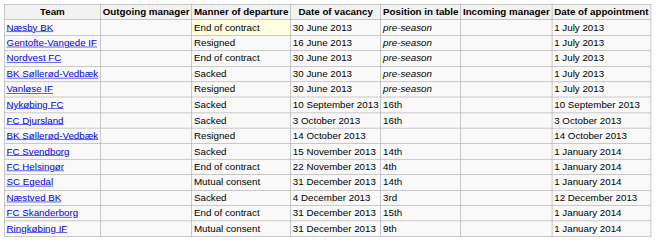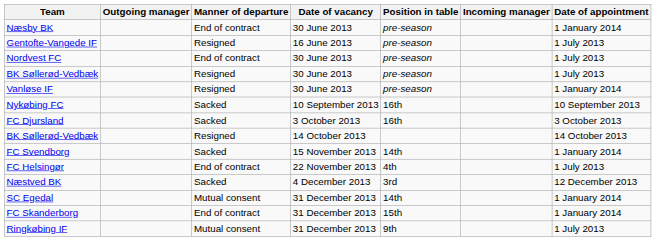(227, 27) lightyellow background -> (227, 27) no background
(579, 27) 1 July 2013 -> (588, 27) 1 January 2014
(210, 74) Sacked -> (215, 74) Resigned
(579, 89) 1 July 2013 -> (588, 89) 1 January 2014
(588, 167) 1 January 2014 -> (579, 167) 1 July 2013
rows swapped: (34, 197) <-> (30, 182)
(588, 228) 1 January 2014 -> (579, 228) 1 July 2013
